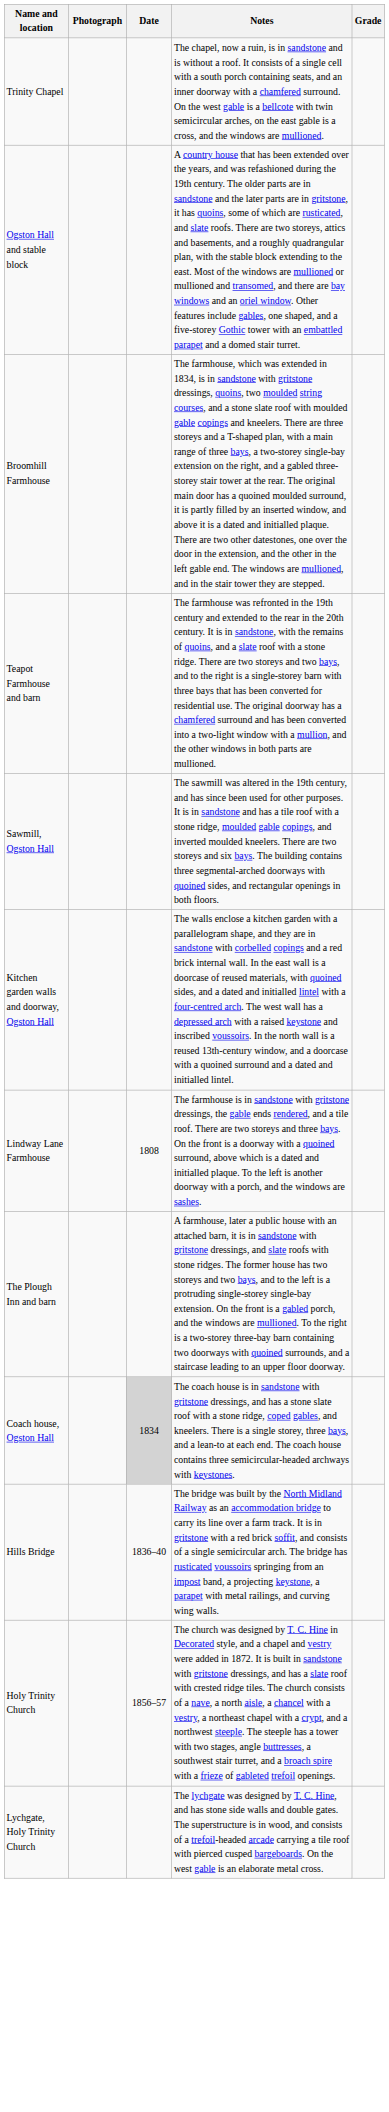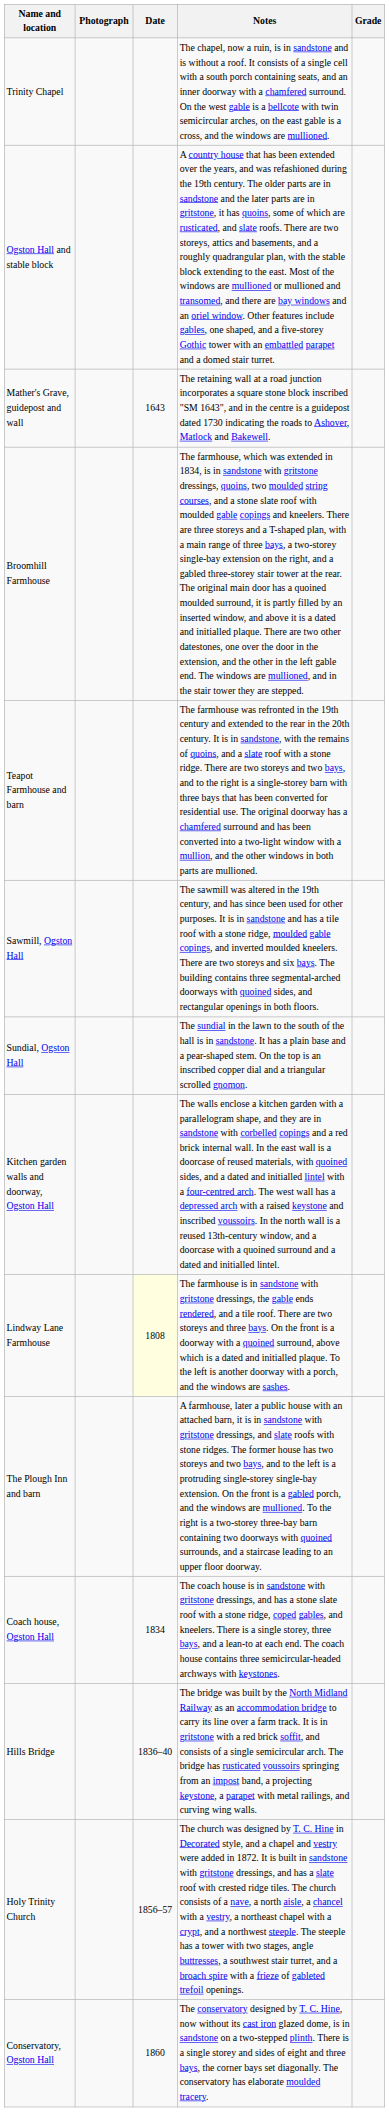+ row: (38, 408)
+ row: (38, 1055)
(149, 1150) no background -> (155, 1335) lightyellow background
(149, 1430) lightgrey background -> (155, 1630) no background
- row: (31, 1832)
+ row: (34, 2053)
